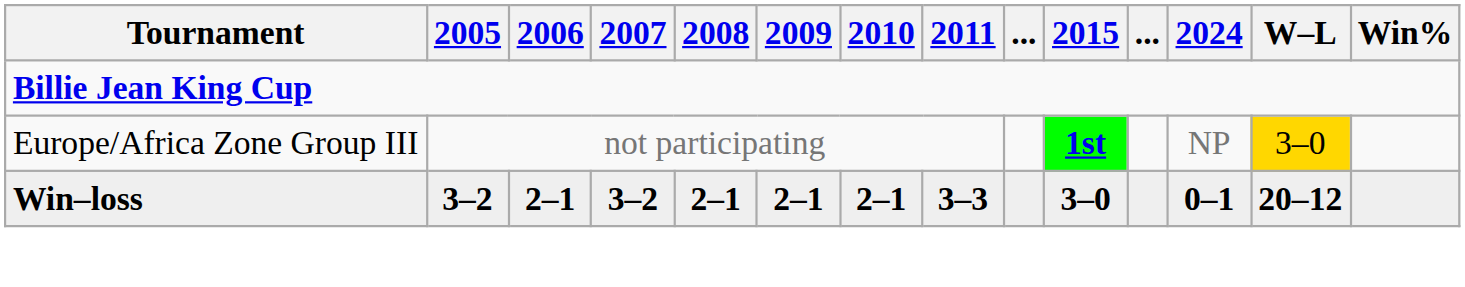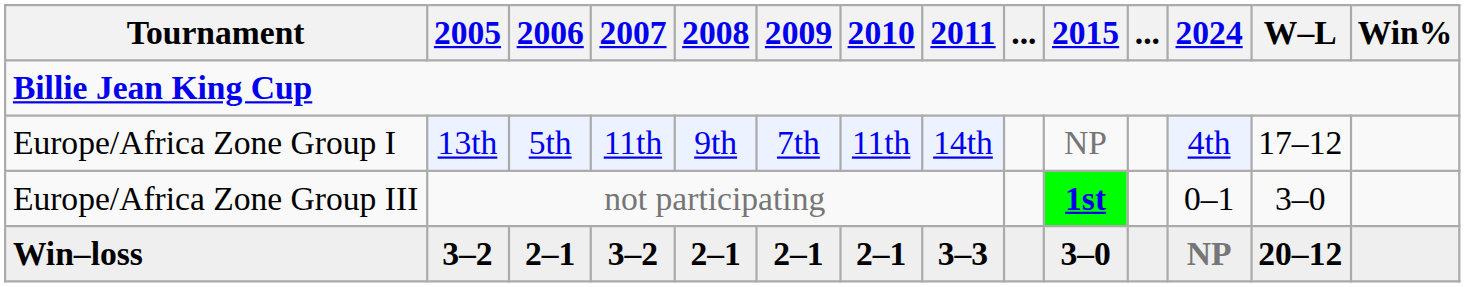+ row: (204, 143)
(1209, 143) NP -> (1209, 198) 0–1
(1300, 143) gold background -> (1300, 198) no background
(1209, 198) 0–1 -> (1209, 253) NP
